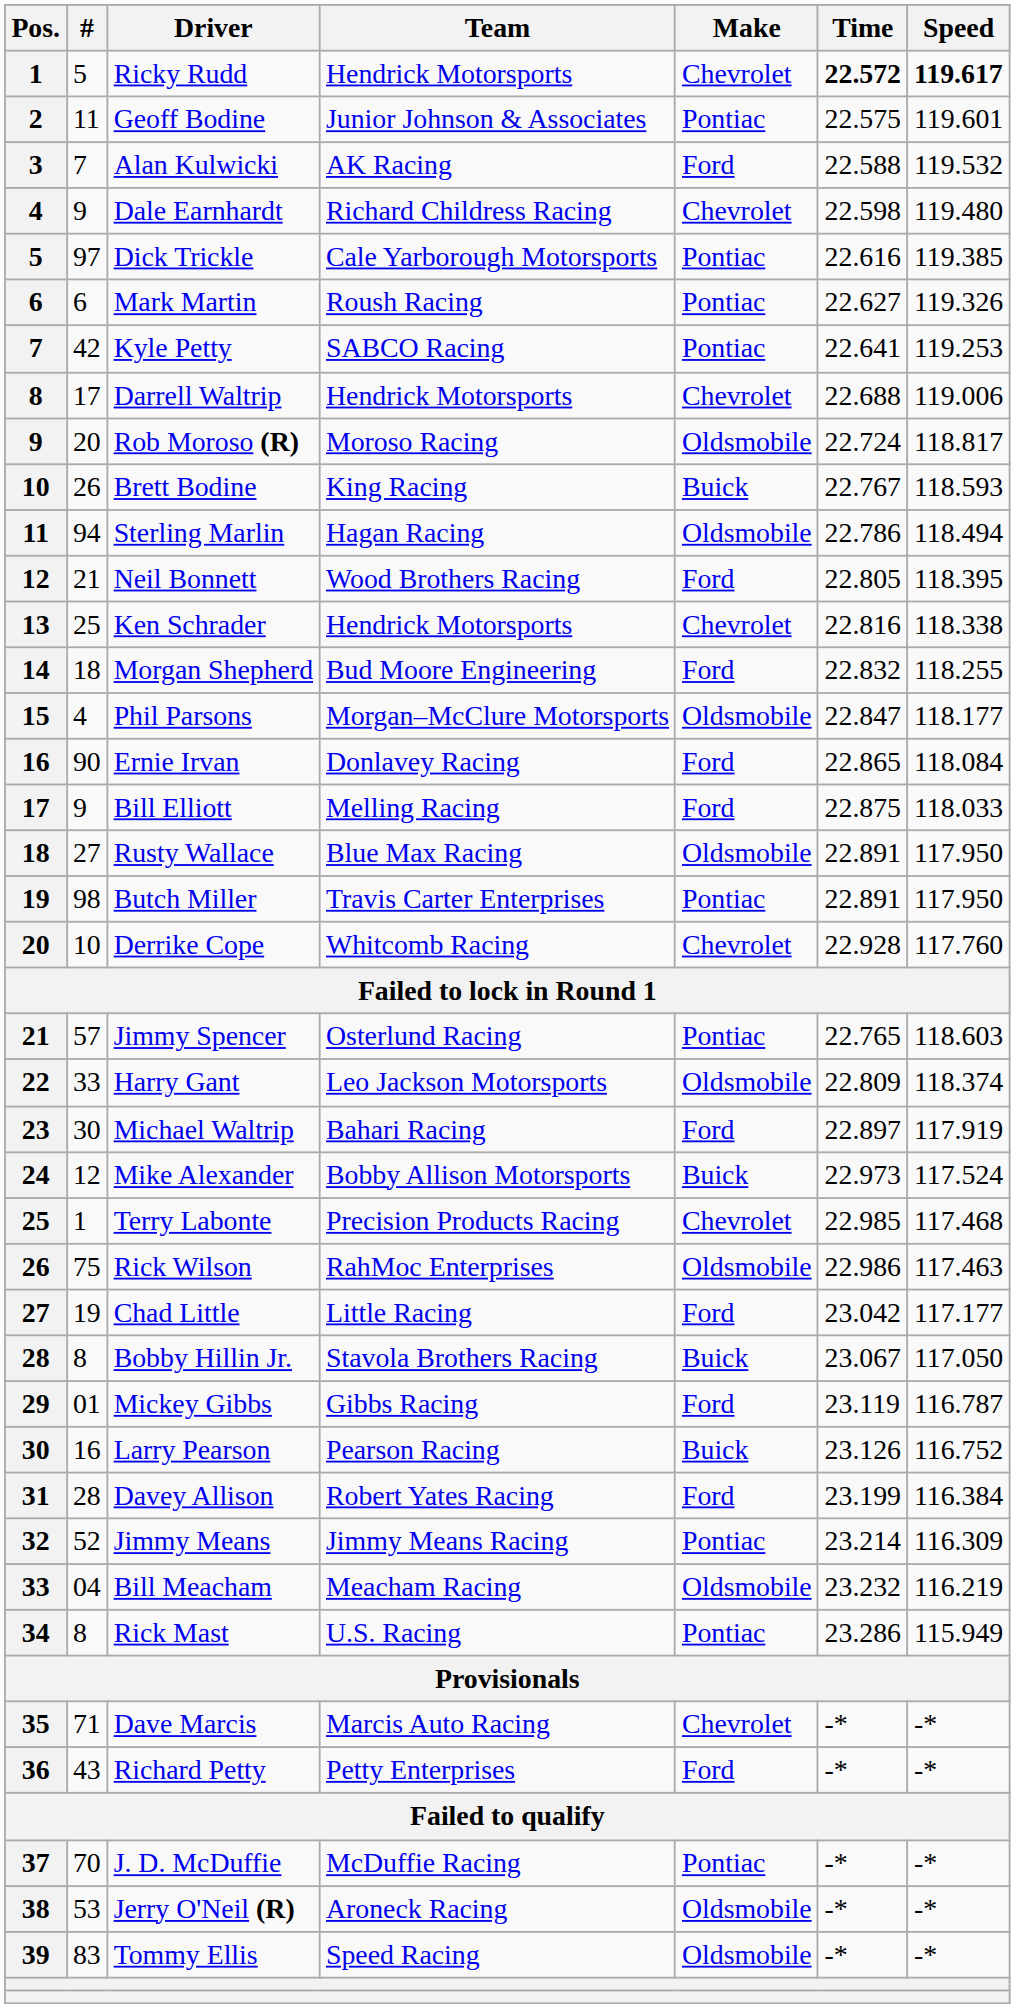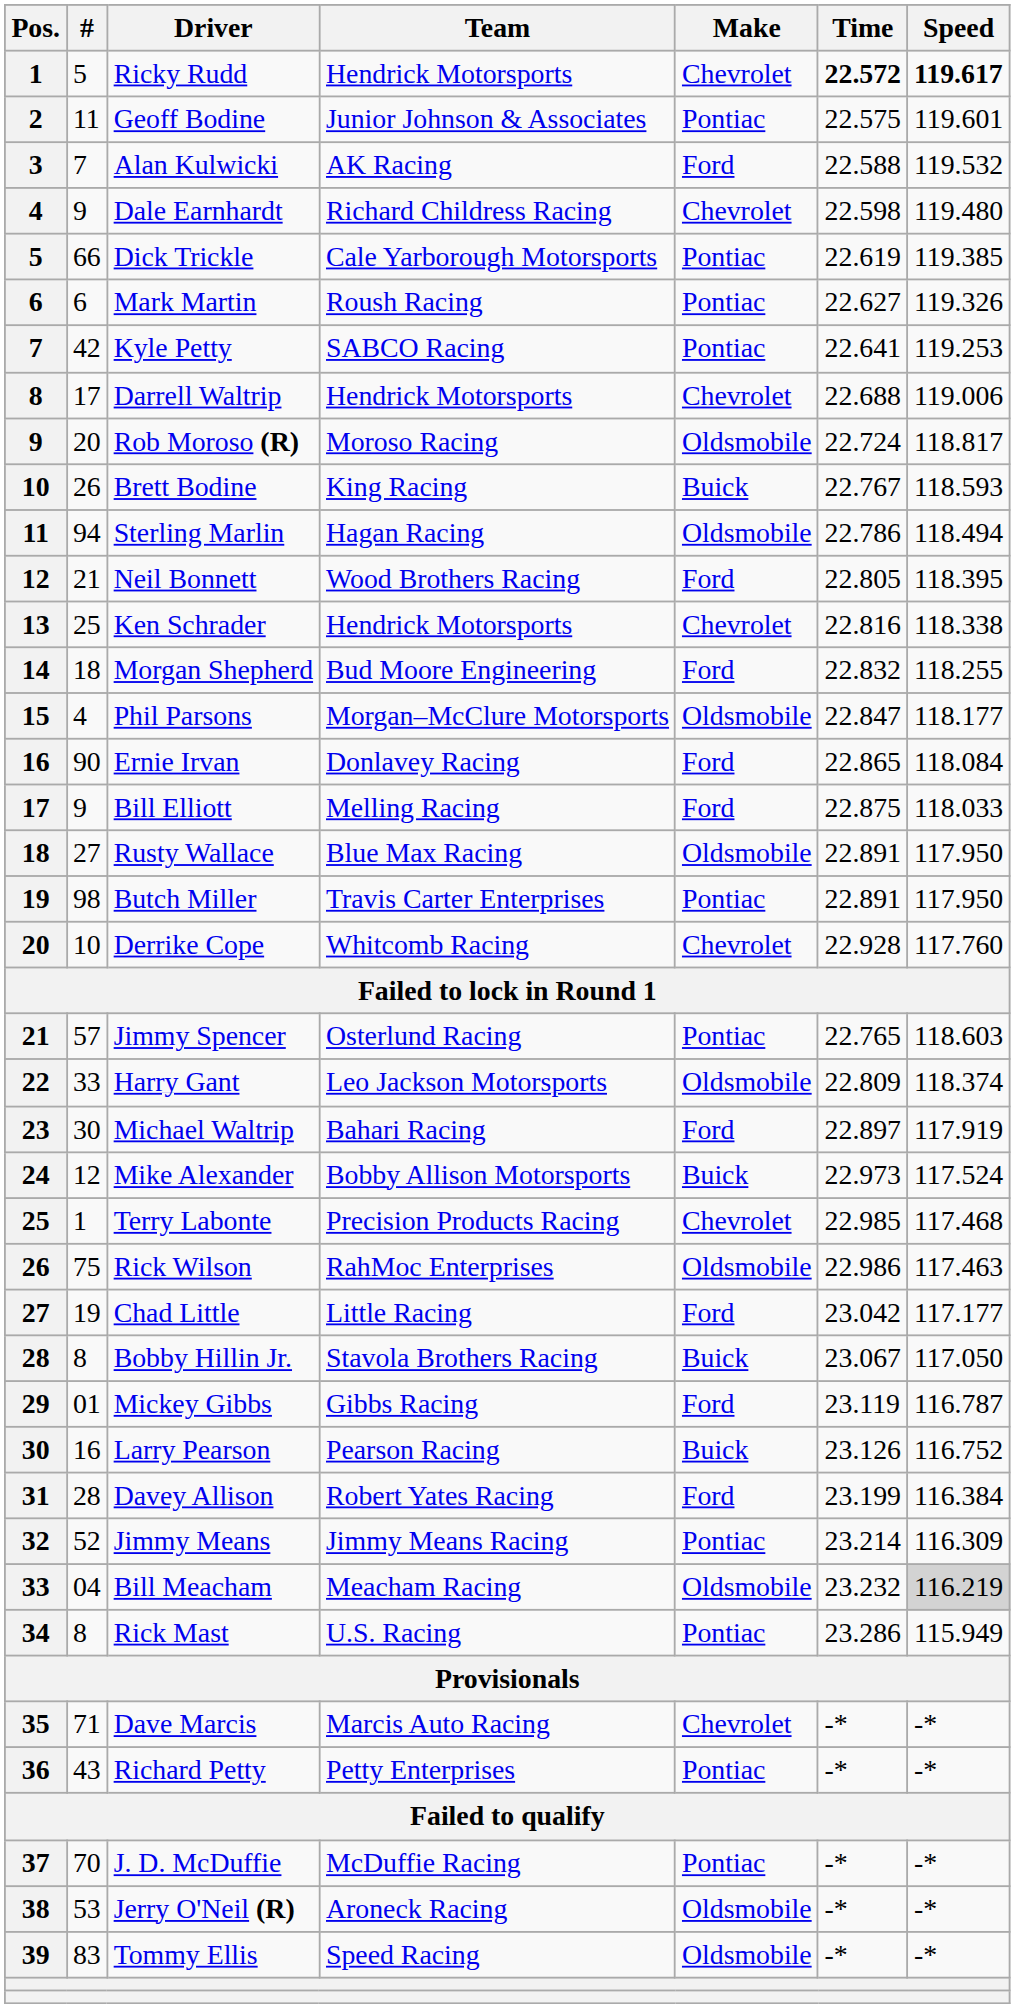(87, 256) 97 -> (87, 256) 66
(863, 256) 22.616 -> (863, 256) 22.619
(959, 1587) no background -> (959, 1587) lightgrey background
(708, 1770) Ford -> (724, 1770) Pontiac
